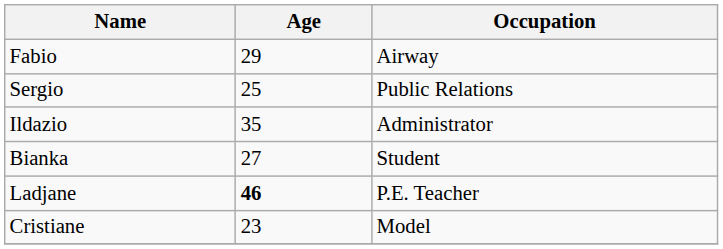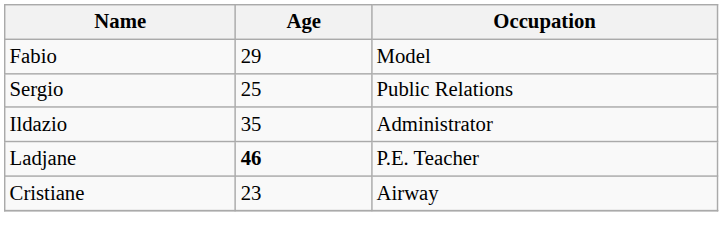(408, 56) Airway -> (404, 56) Model
- row: (39, 158)
(404, 227) Model -> (408, 192) Airway
